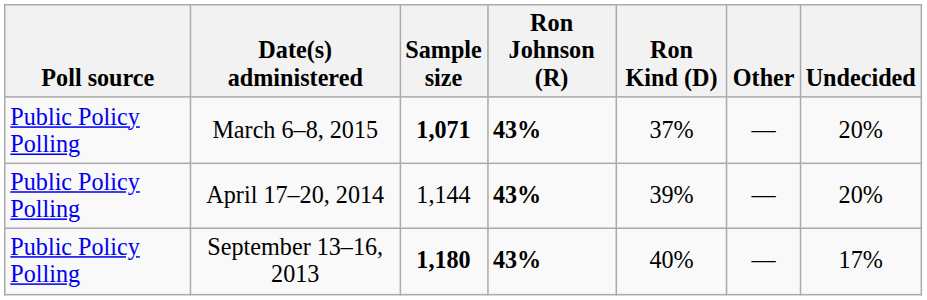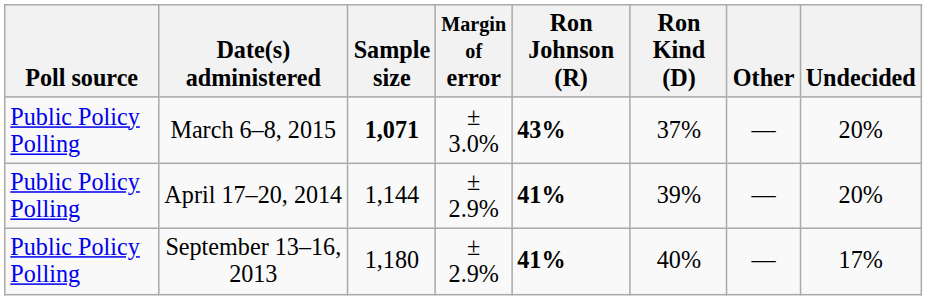+ column: (474, 52)
(517, 195) 43% -> (541, 195) 41%
(443, 260) bold -> (392, 260) normal
(517, 260) 43% -> (541, 260) 41%
